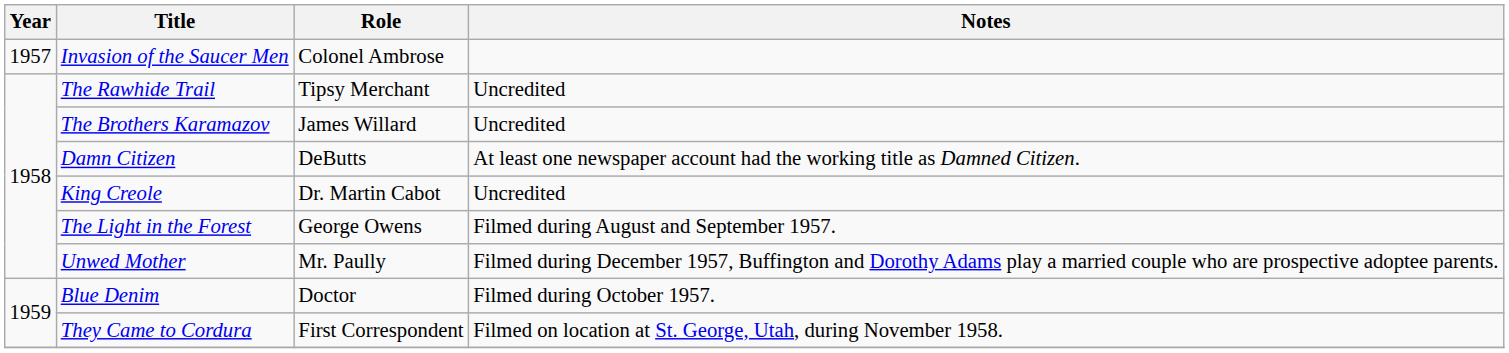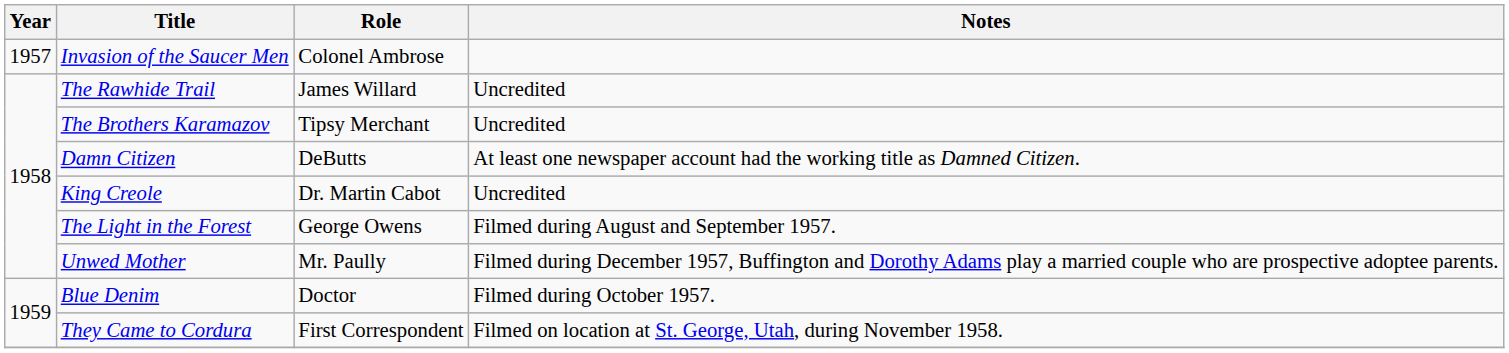(364, 90) Tipsy Merchant -> (357, 90) James Willard
(357, 124) James Willard -> (364, 124) Tipsy Merchant
